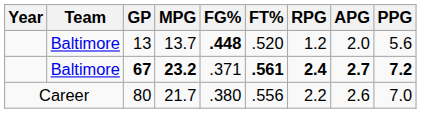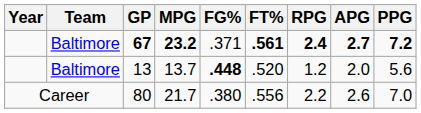rows swapped: (142, 70) <-> (142, 44)
